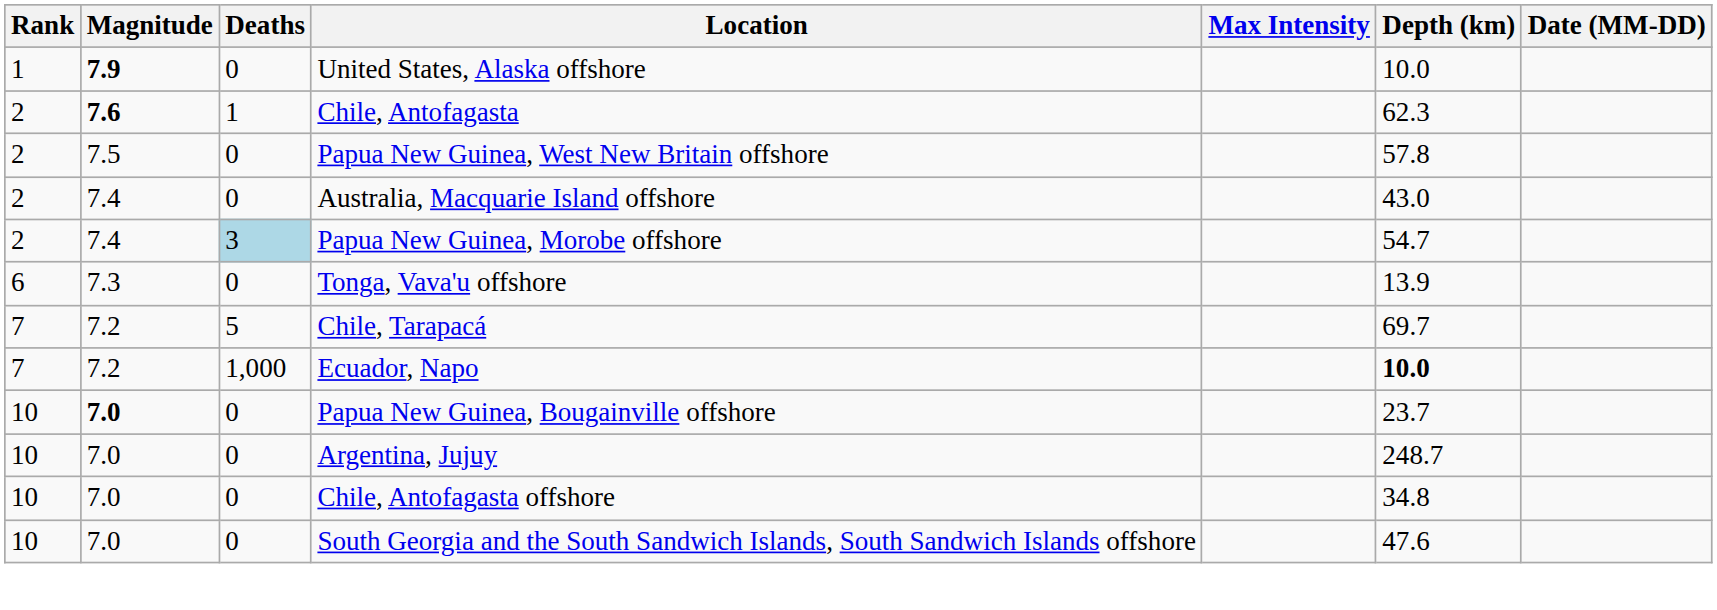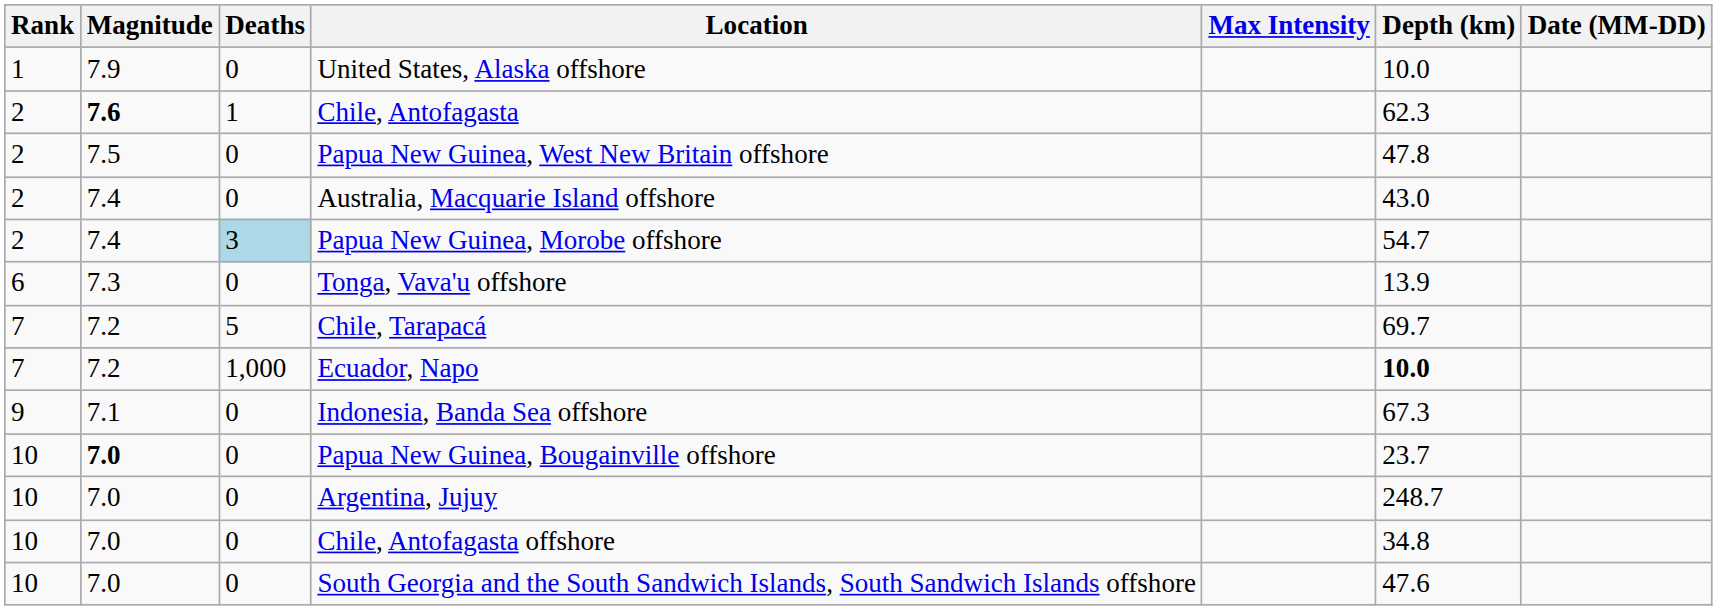(104, 68) bold -> (104, 68) normal
(1406, 154) 57.8 -> (1406, 154) 47.8
+ row: (482, 411)
